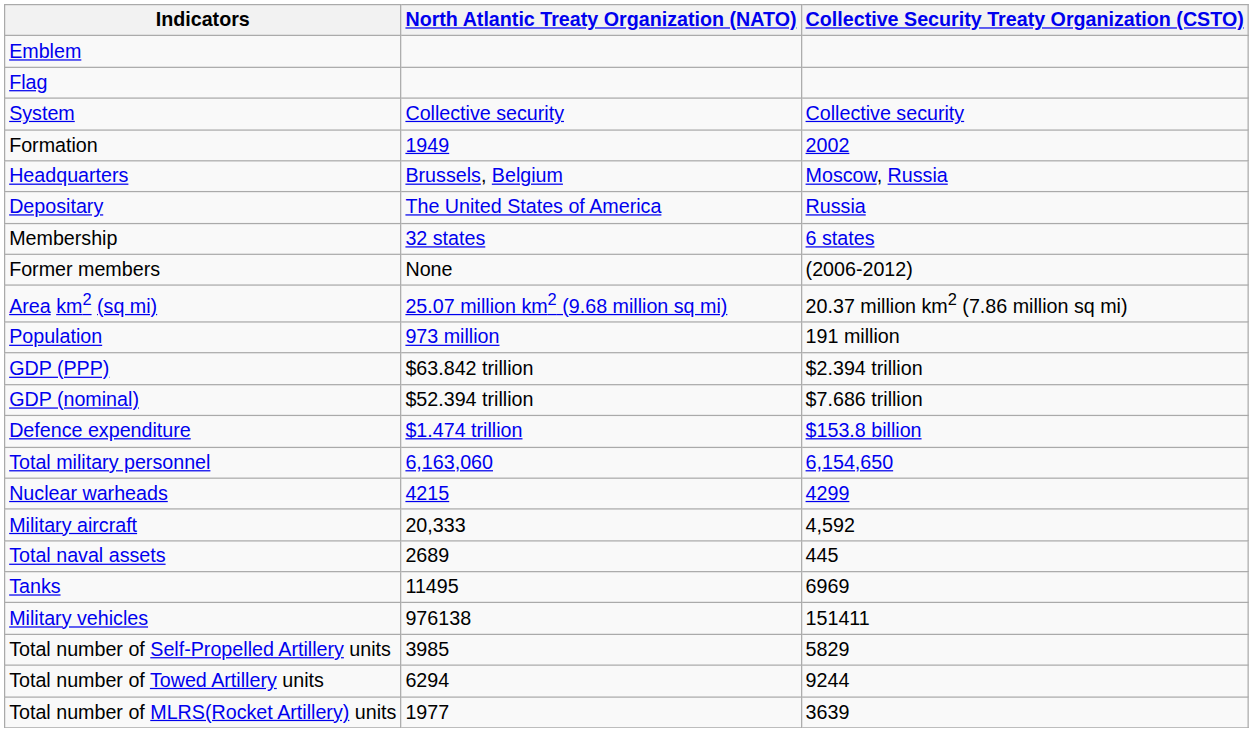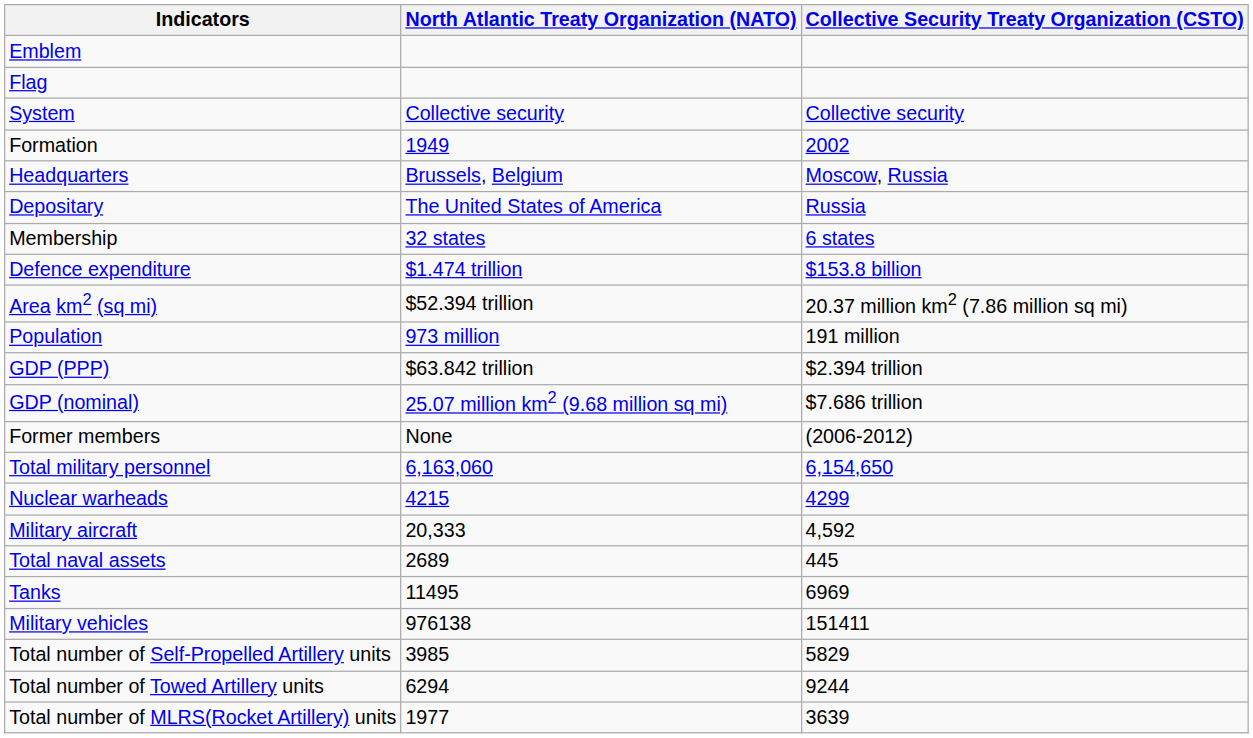rows swapped: (85, 269) <-> (100, 431)
(566, 303) 25.07 million km2 (9.68 million sq mi) -> (469, 303) $52.394 trillion
(469, 399) $52.394 trillion -> (566, 402) 25.07 million km2 (9.68 million sq mi)
